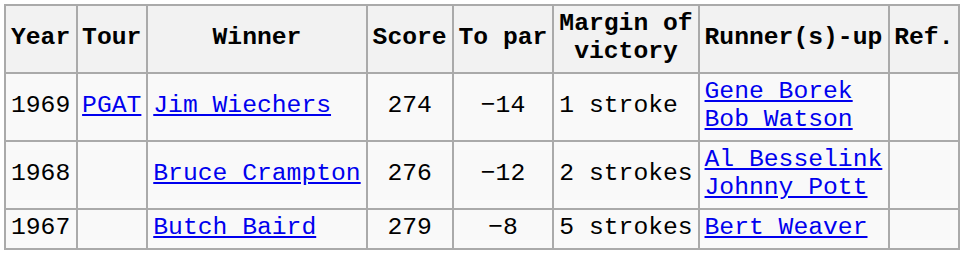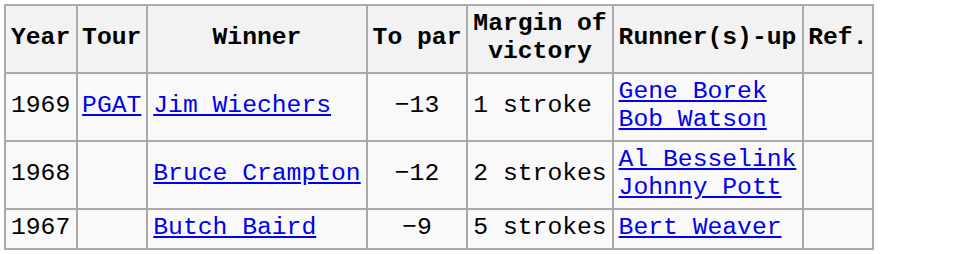- column: (410, 39)
(503, 107) −14 -> (417, 107) −13
(503, 229) −8 -> (417, 229) −9
